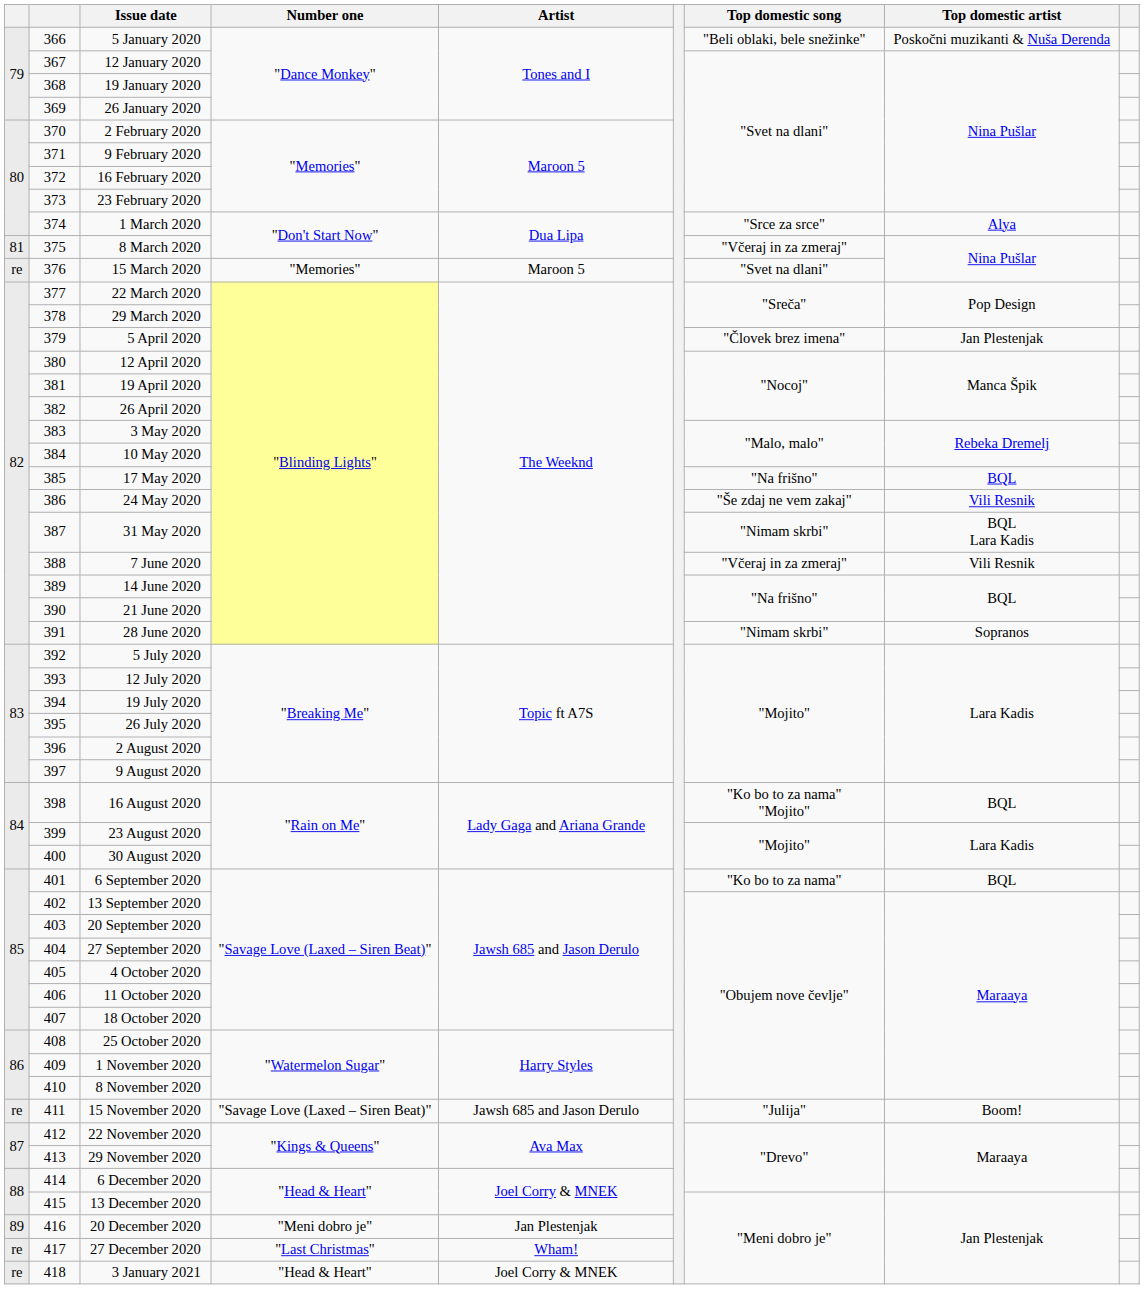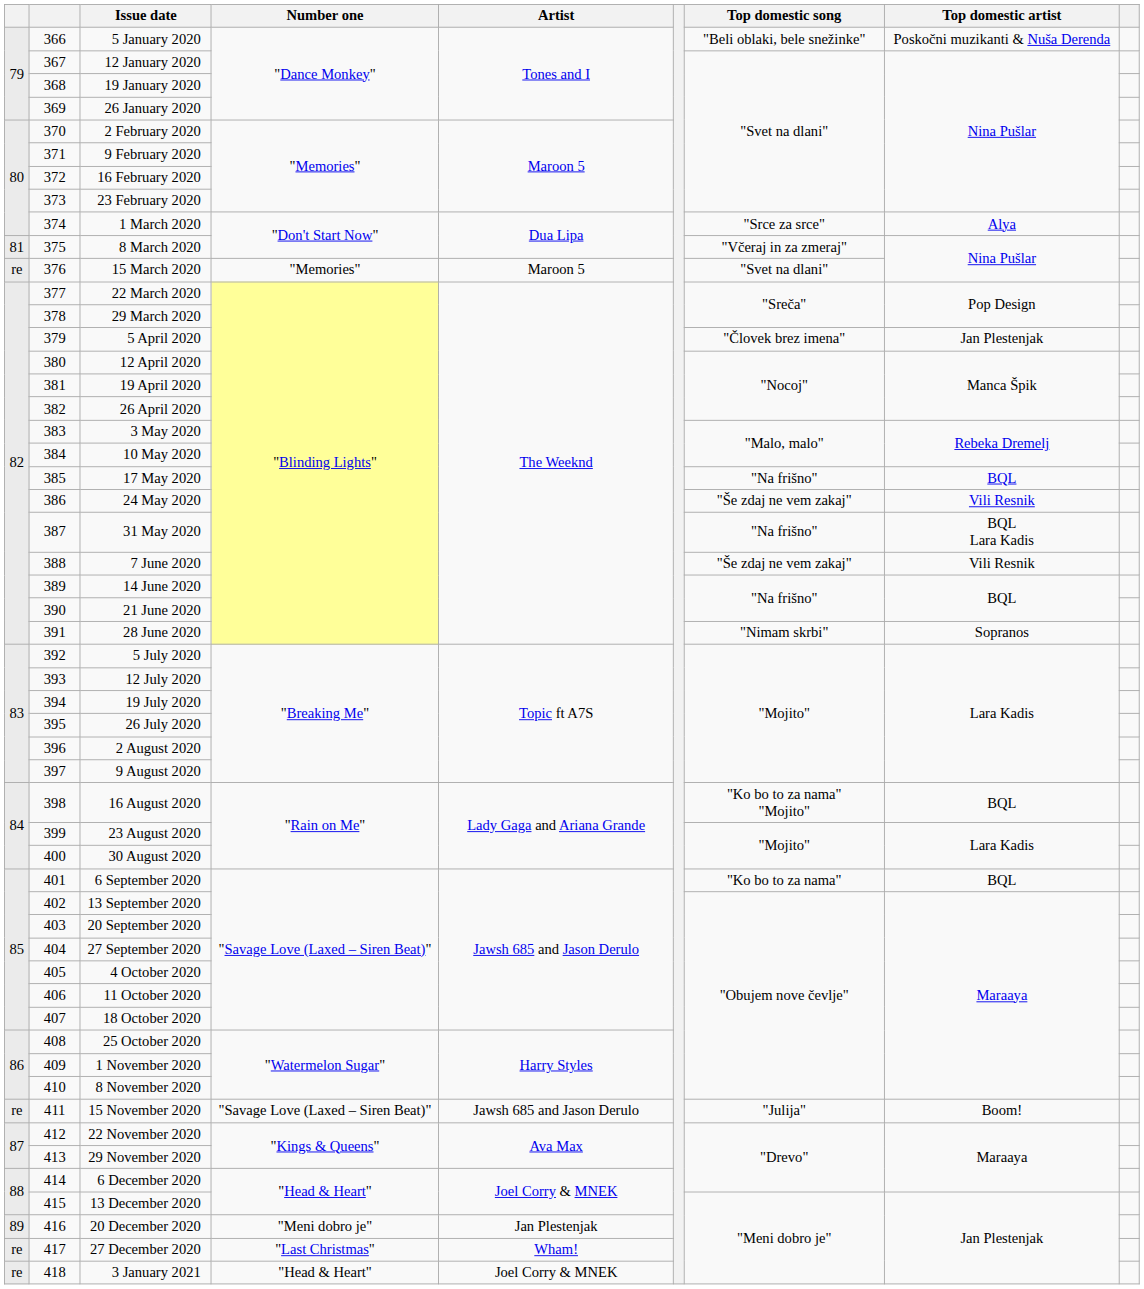(784, 532) "Nimam skrbi" -> (784, 532) "Na frišno"
(784, 563) "Včeraj in za zmeraj" -> (784, 563) "Še zdaj ne vem zakaj"
